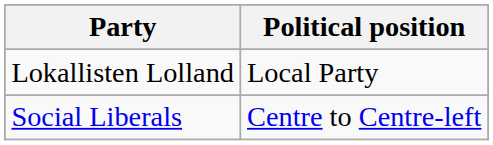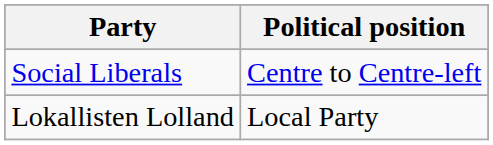rows swapped: (97, 116) <-> (123, 71)
